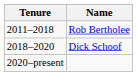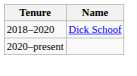- row: (99, 29)
